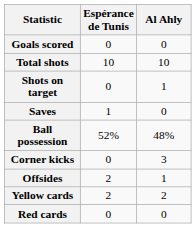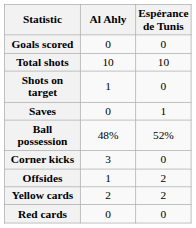columns swapped: (108, 19) <-> (164, 19)
